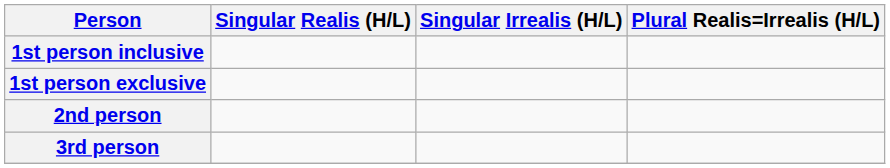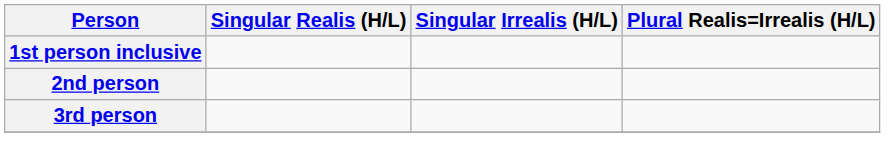- row: (108, 83)
